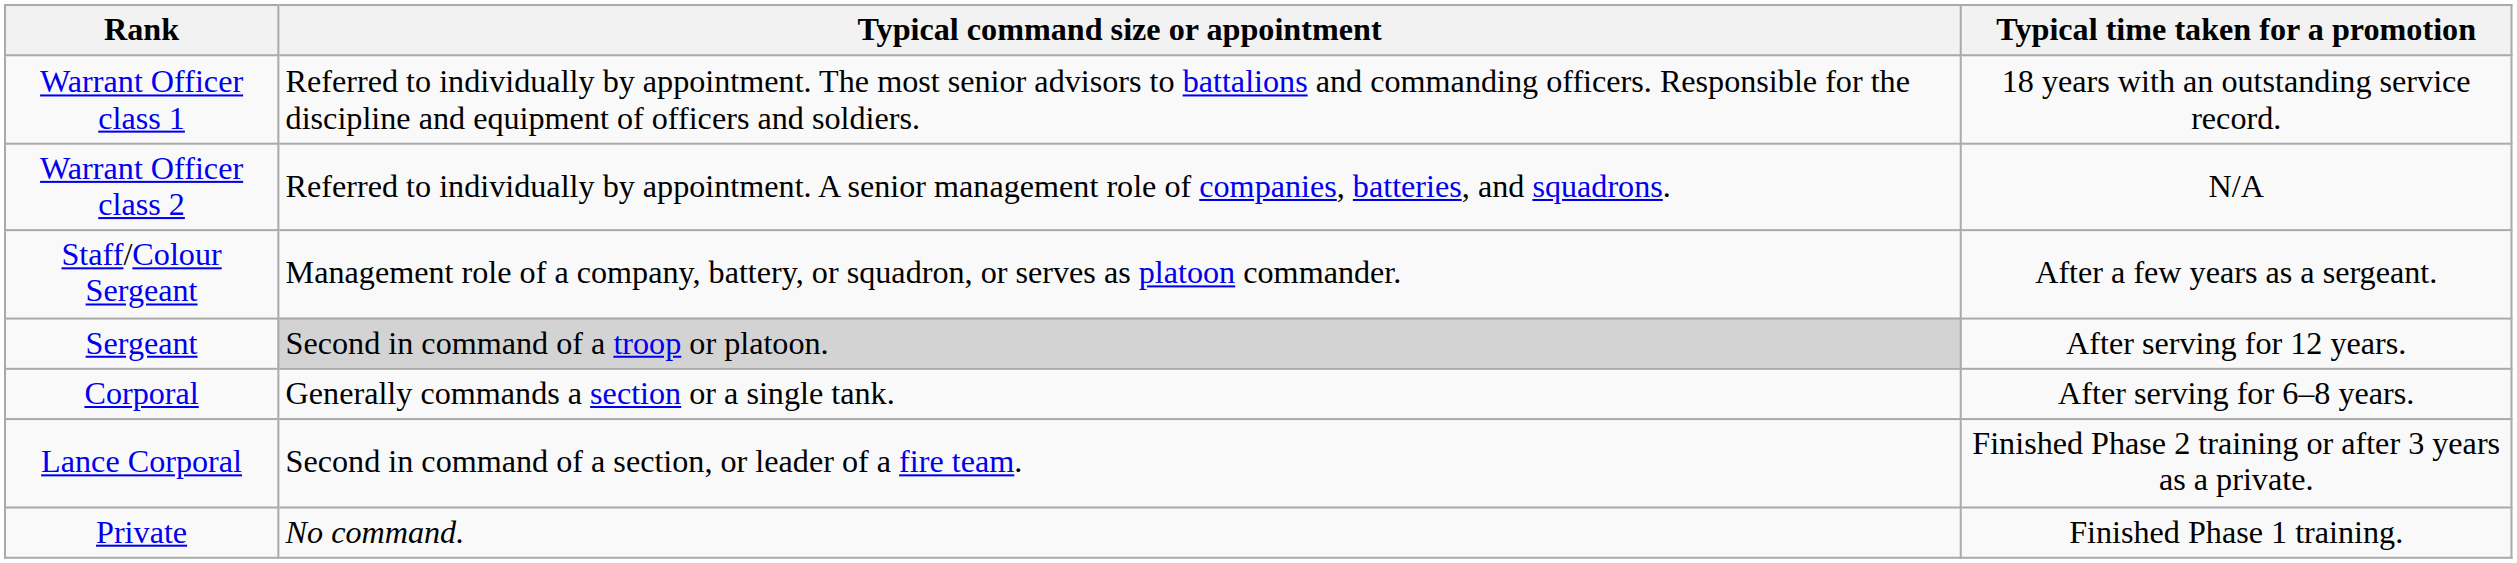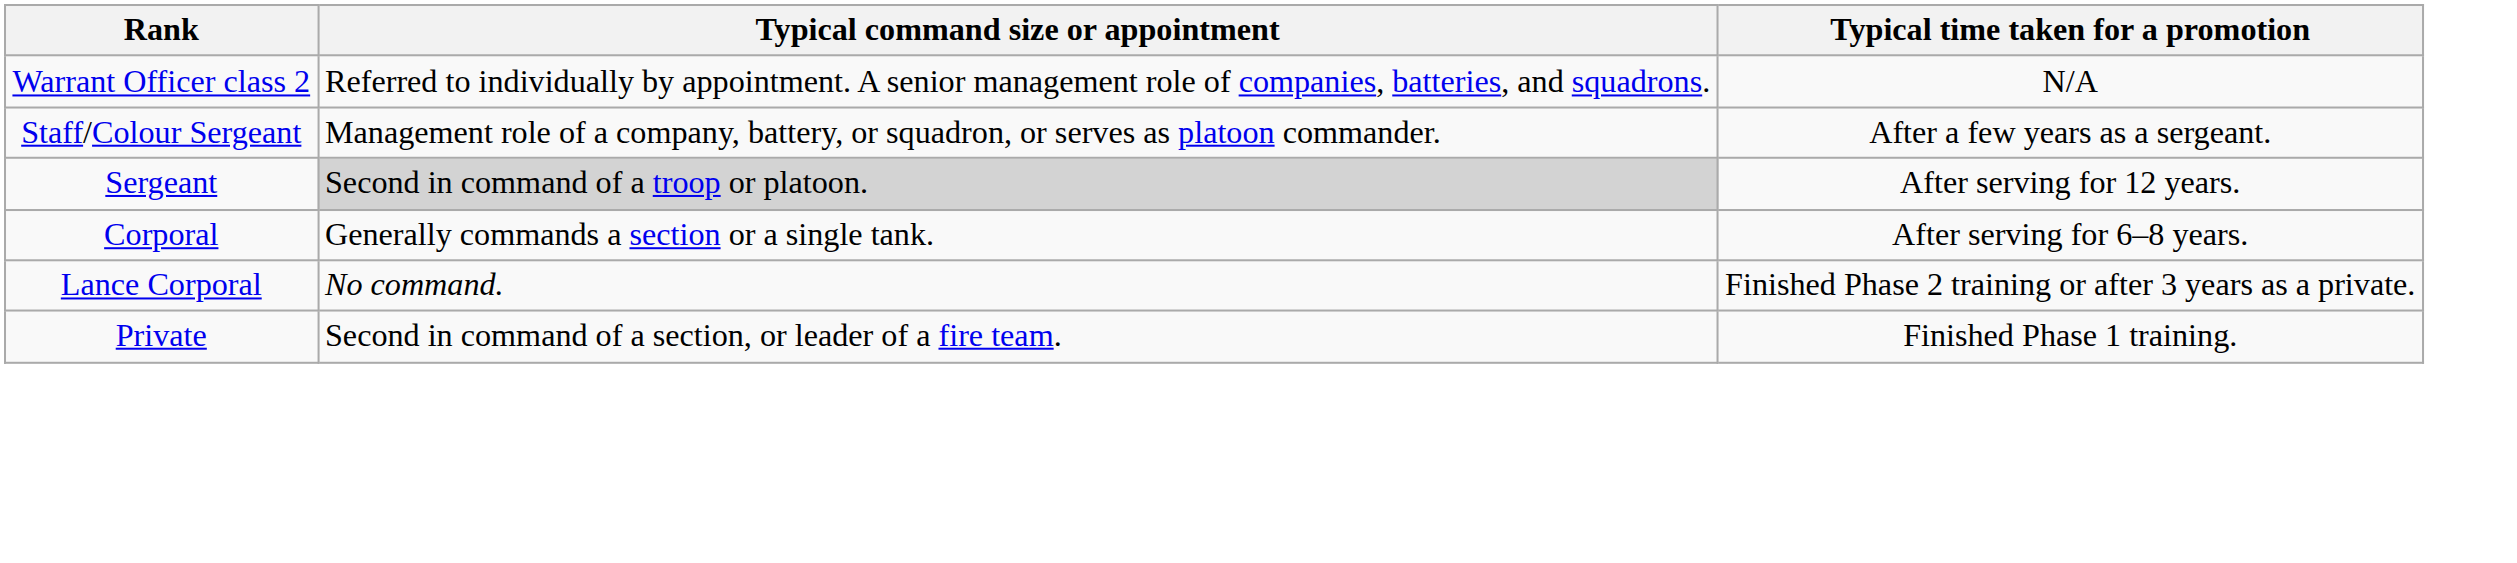- row: (142, 99)
(654, 462) Second in command of a section, or leader of a fire team. -> (414, 285) No command.
(375, 531) No command. -> (693, 336) Second in command of a section, or leader of a fire team.
